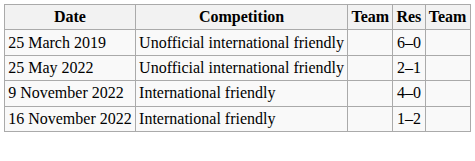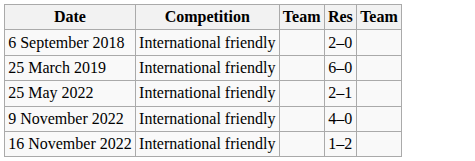+ row: (66, 42)
(242, 42) Unofficial international friendly -> (207, 67) International friendly
(242, 67) Unofficial international friendly -> (207, 93) International friendly
